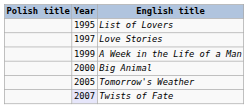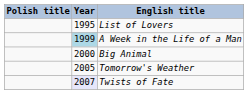- row: (131, 40)
(85, 54) no background -> (85, 40) lightblue background
